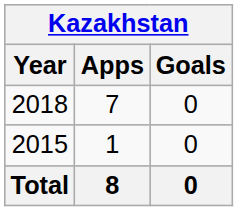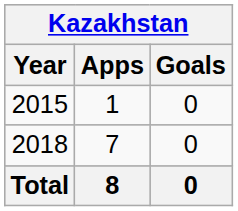rows swapped: (40, 144) <-> (40, 104)
